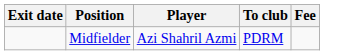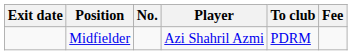+ column: (147, 15)
